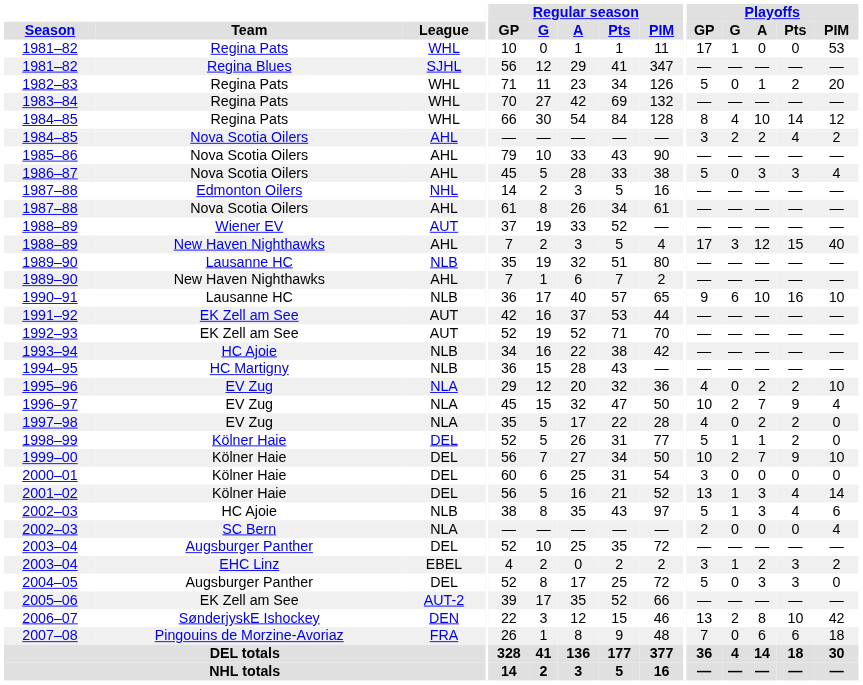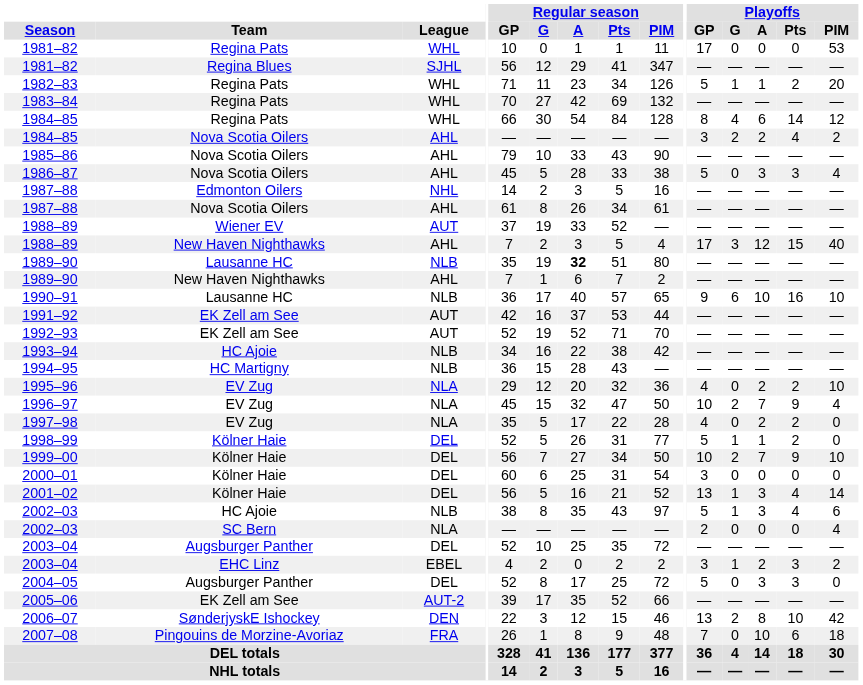(735, 48) 1 -> (735, 48) 0
(735, 84) 0 -> (735, 84) 1
(762, 119) 10 -> (762, 119) 6
(578, 262) normal -> (578, 262) bold
(762, 635) 6 -> (762, 635) 10
